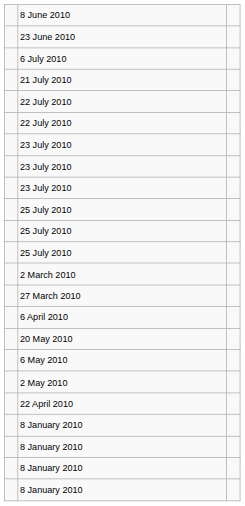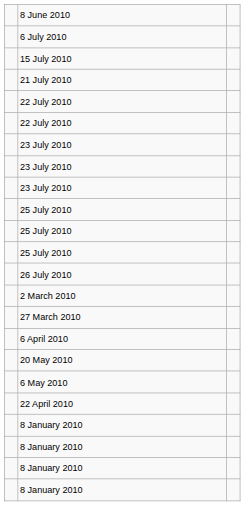- row: (11, 37)
+ row: (11, 58)
+ row: (11, 274)
- row: (11, 382)
